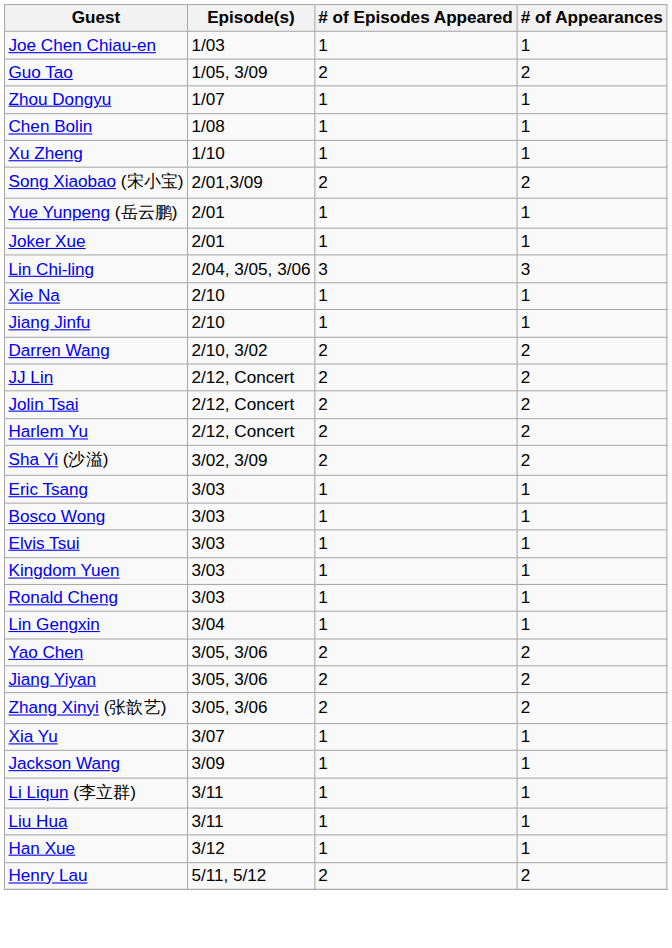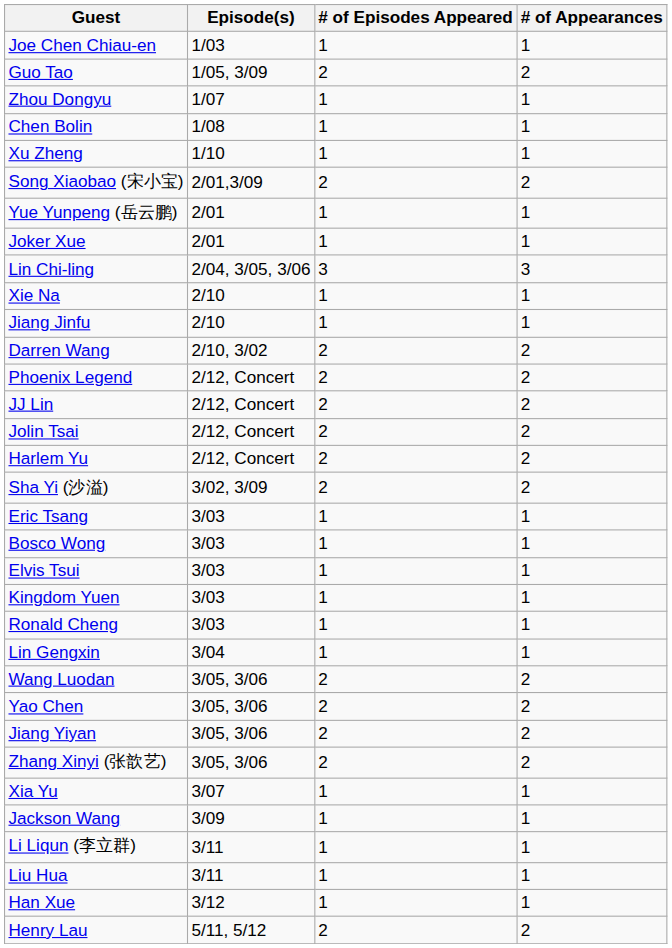+ row: (70, 377)
+ row: (61, 679)
